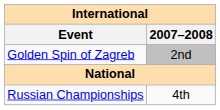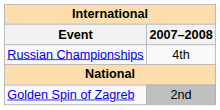rows swapped: (71, 54) <-> (75, 94)
